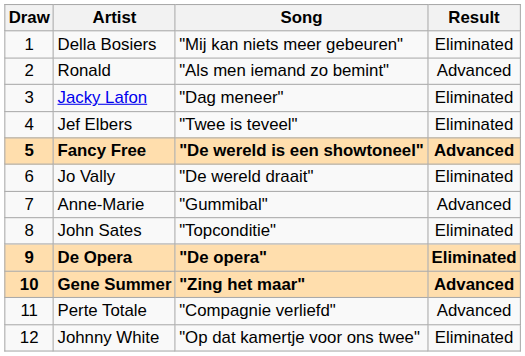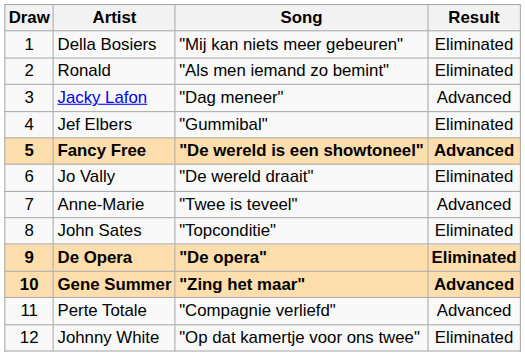(474, 71) Advanced -> (474, 71) Eliminated
(474, 97) Eliminated -> (474, 97) Advanced
(238, 124) "Twee is teveel" -> (223, 124) "Gummibal"
(223, 204) "Gummibal" -> (238, 204) "Twee is teveel"
